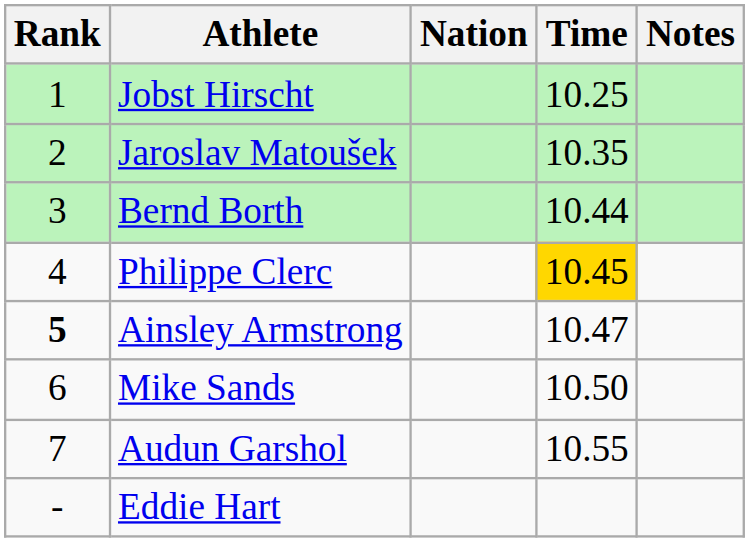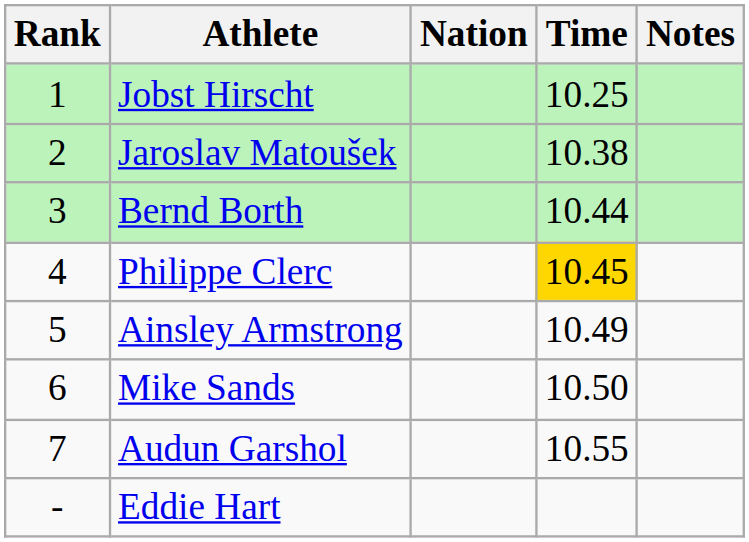(587, 152) 10.35 -> (587, 152) 10.38
(57, 329) bold -> (57, 329) normal
(587, 329) 10.47 -> (587, 329) 10.49
